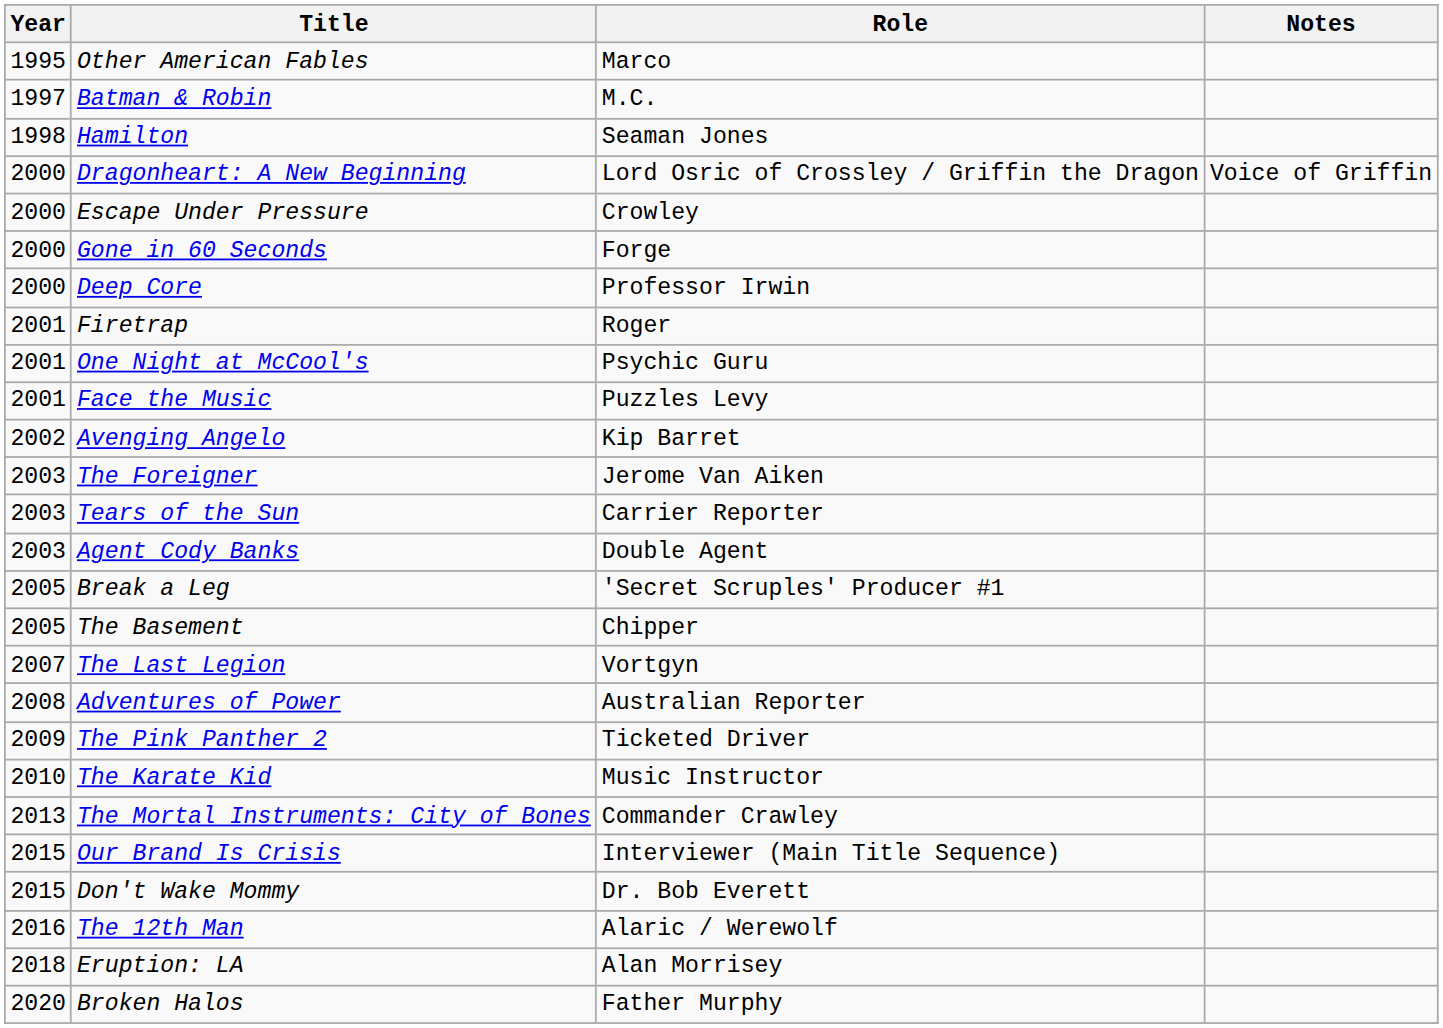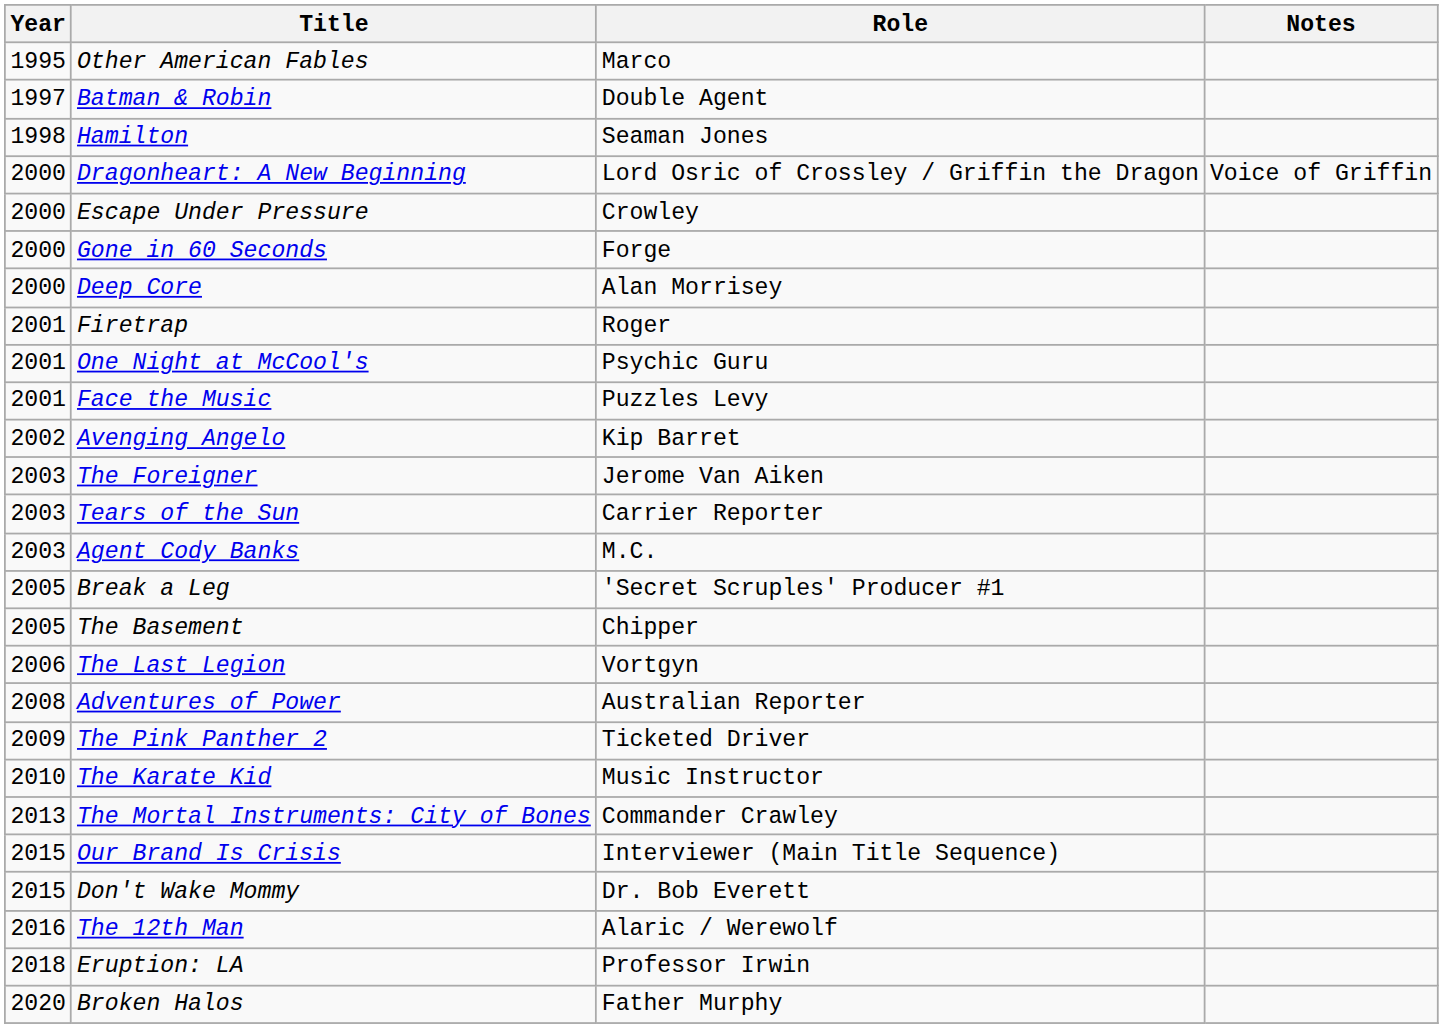(630, 99) M.C. -> (685, 99) Double Agent
(706, 288) Professor Irwin -> (692, 288) Alan Morrisey
(685, 552) Double Agent -> (630, 552) M.C.
(38, 665) 2007 -> (38, 665) 2006
(692, 967) Alan Morrisey -> (706, 967) Professor Irwin
